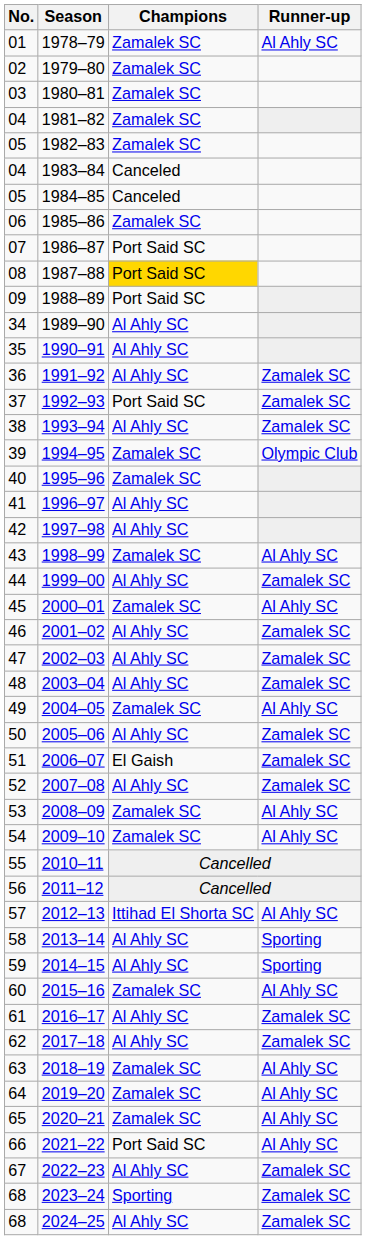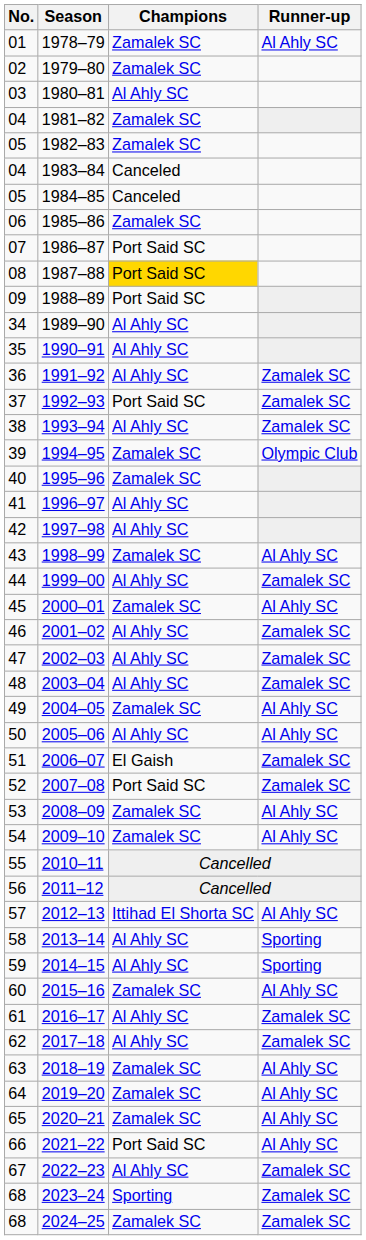(157, 94) Zamalek SC -> (150, 94) Al Ahly SC
(306, 734) Zamalek SC -> (300, 734) Al Ahly SC
(150, 786) Al Ahly SC -> (159, 786) Port Said SC
(150, 1221) Al Ahly SC -> (157, 1221) Zamalek SC
